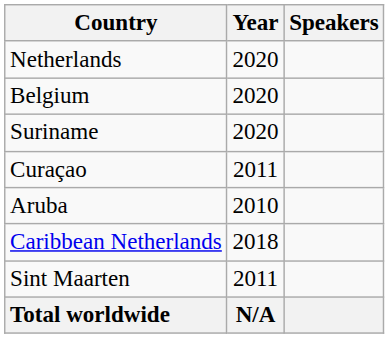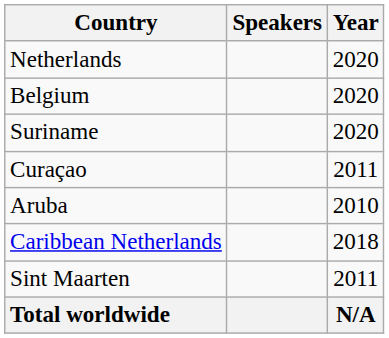columns swapped: (334, 22) <-> (255, 22)
